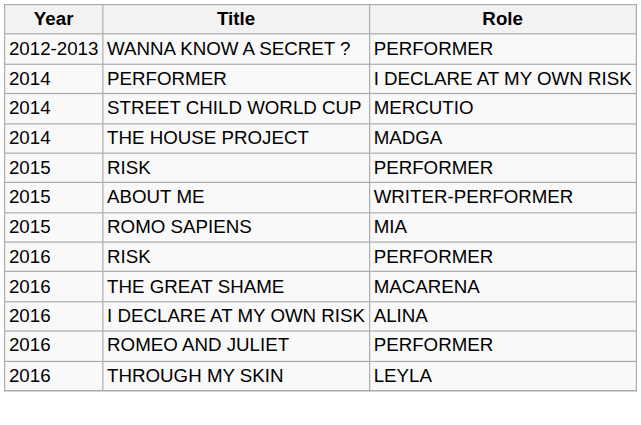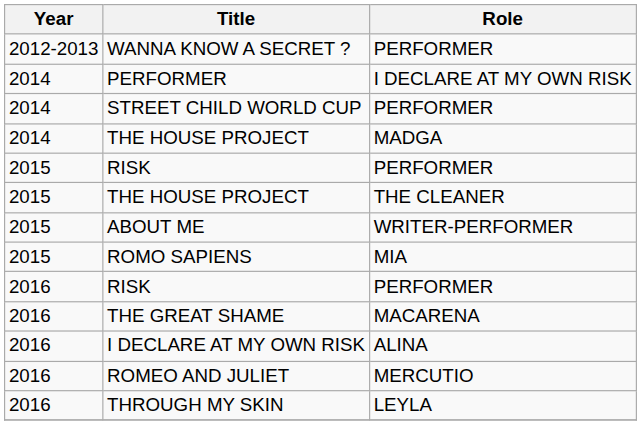(424, 108) MERCUTIO -> (433, 108) PERFORMER
+ row: (30, 197)
(433, 345) PERFORMER -> (424, 375) MERCUTIO
